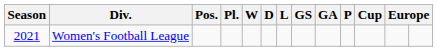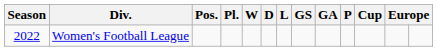(27, 35) 2021 -> (27, 35) 2022
